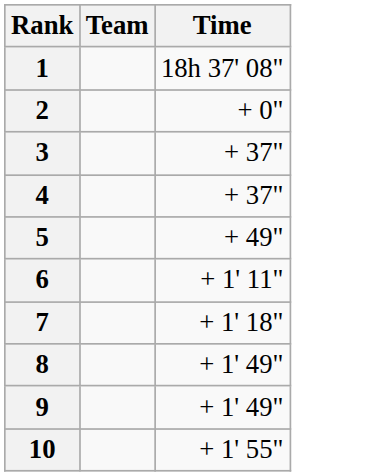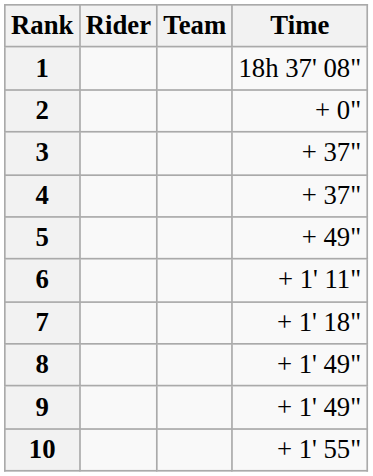+ column: (118, 25)
